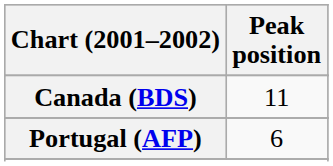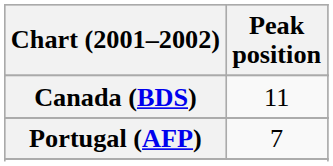(277, 138) 6 -> (277, 138) 7
